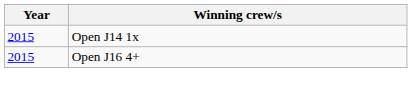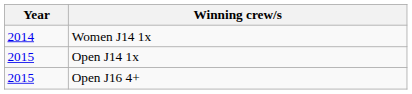+ row: (111, 36)
